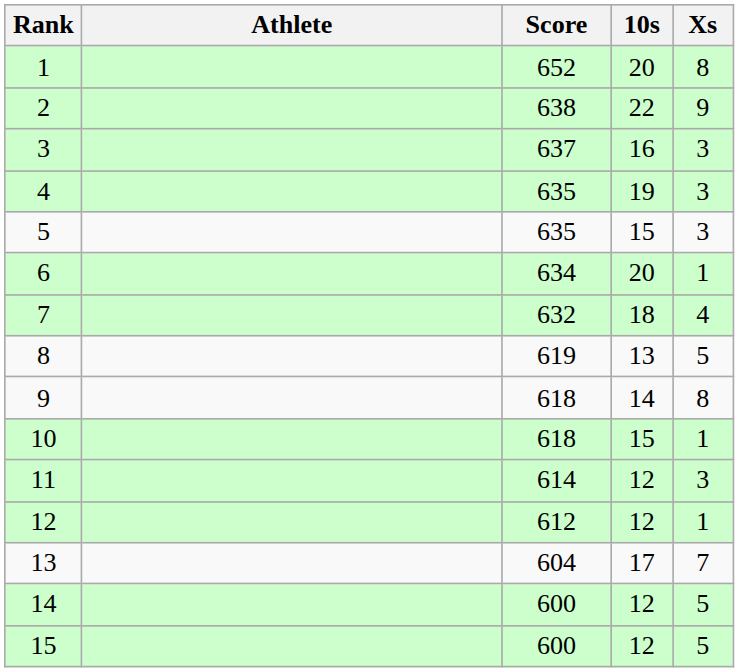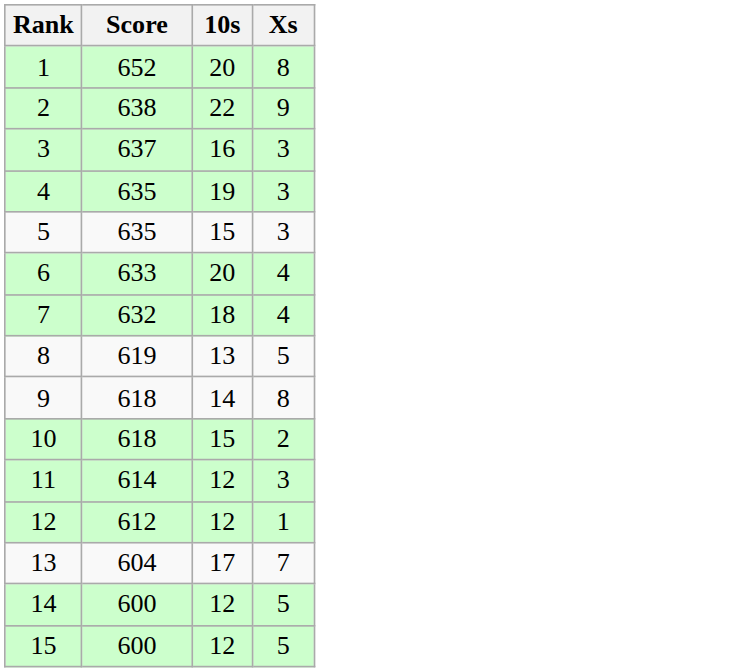- column: (292, 25)
(556, 273) 634 -> (137, 273) 633
(703, 273) 1 -> (283, 273) 4
(703, 438) 1 -> (283, 438) 2
